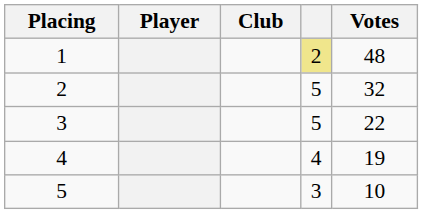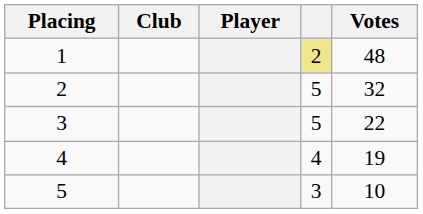columns swapped: (169, 21) <-> (261, 21)
